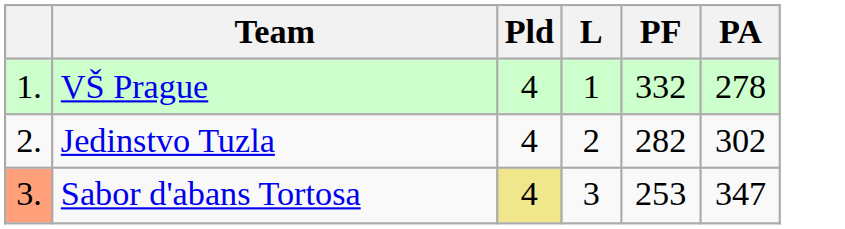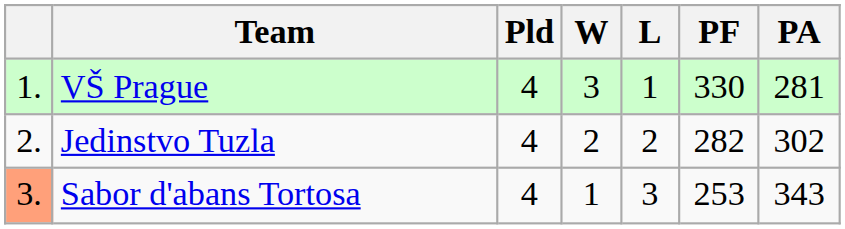+ column: (591, 31)
(661, 85) 332 -> (719, 85) 330
(741, 85) 278 -> (799, 85) 281
(529, 194) khaki background -> (529, 194) no background
(741, 194) 347 -> (799, 194) 343
